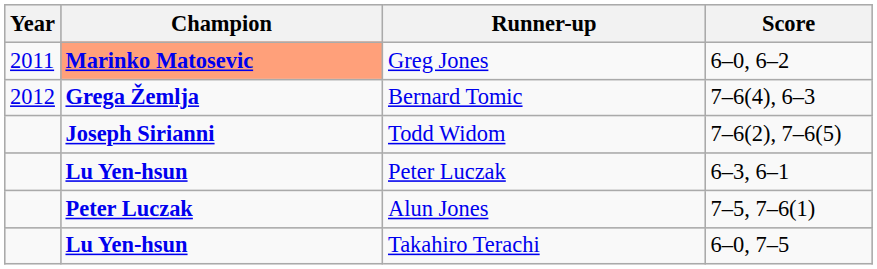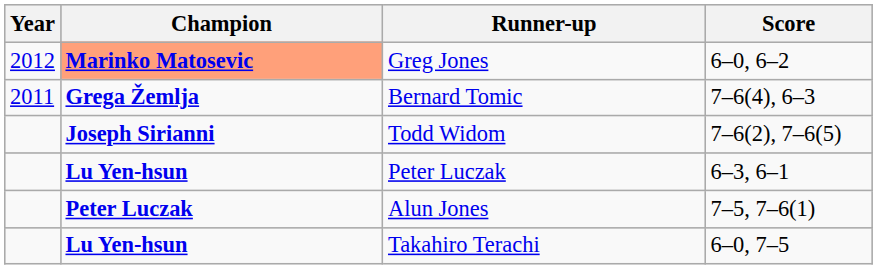(32, 60) 2011 -> (32, 60) 2012
(32, 97) 2012 -> (32, 97) 2011
